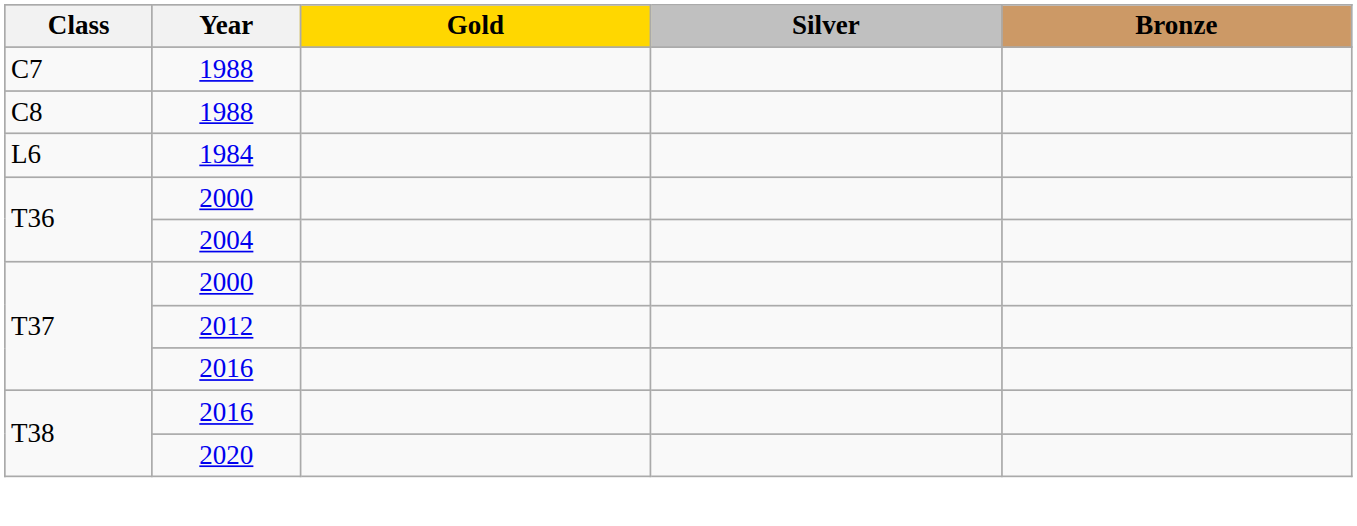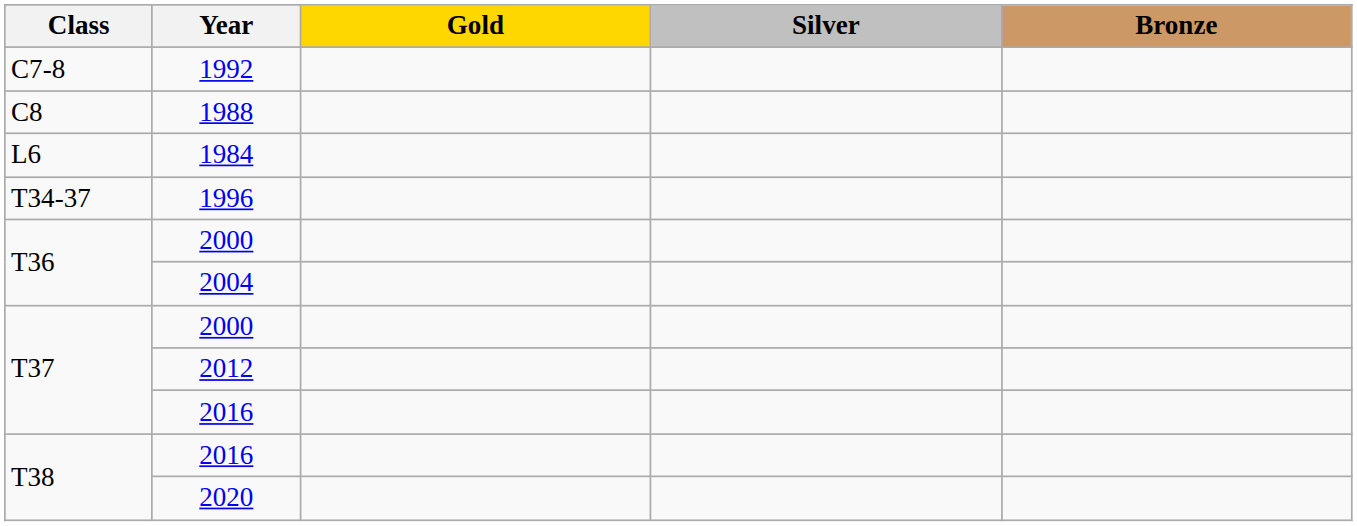- row: (27, 68)
+ row: (38, 68)
+ row: (51, 197)
